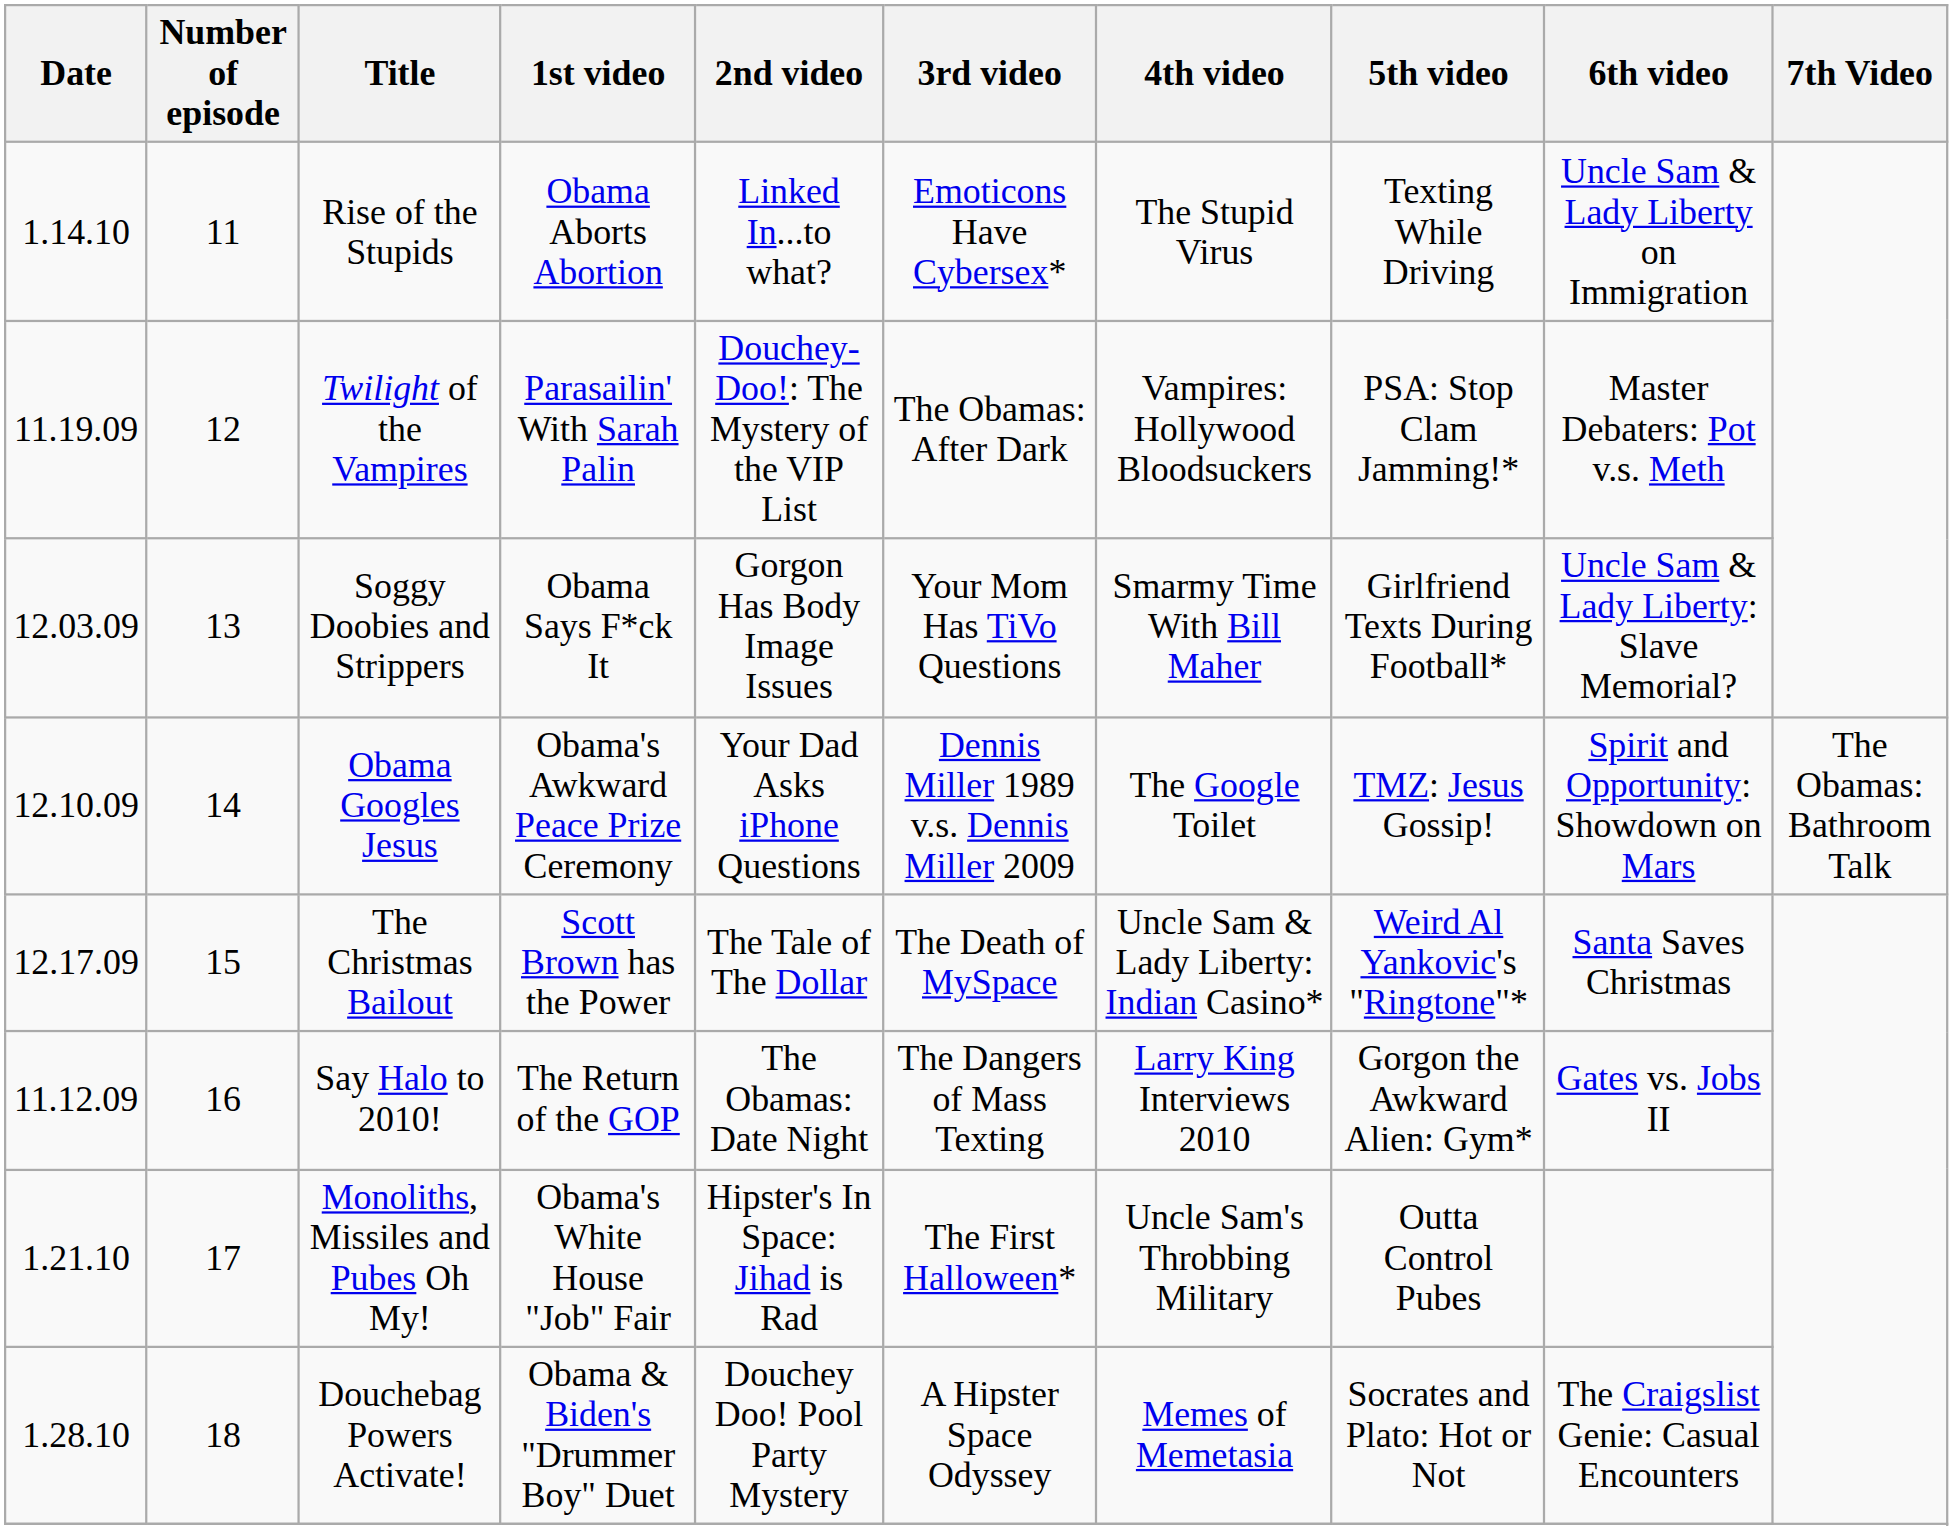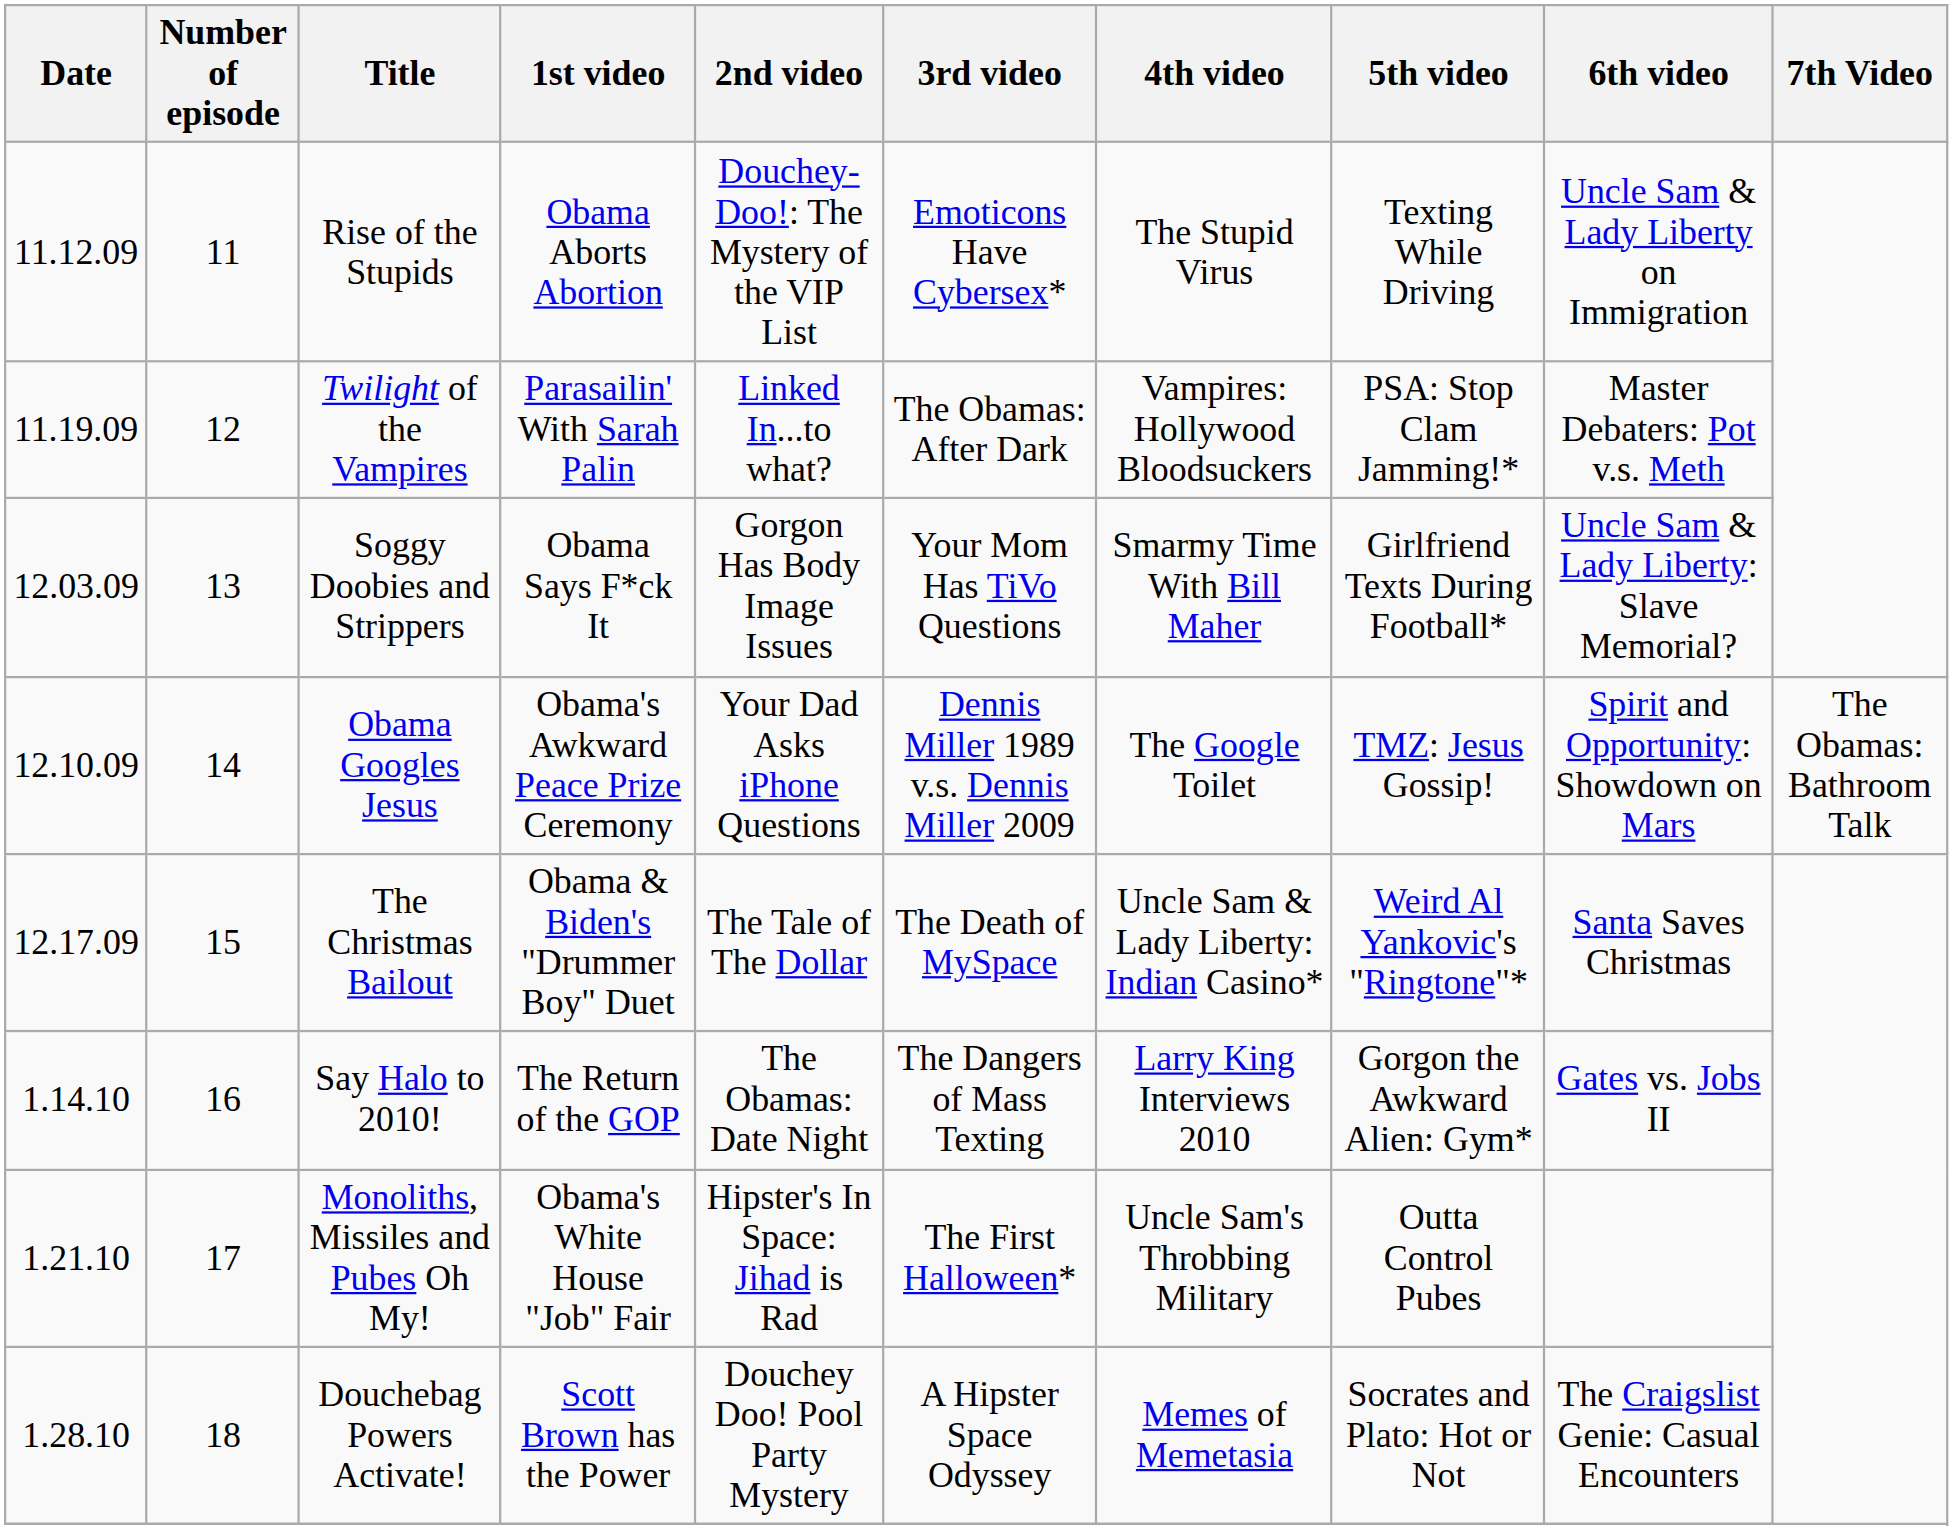(76, 230) 1.14.10 -> (76, 251) 11.12.09
(789, 230) Linked In...to what? -> (789, 251) Douchey-Doo!: The Mystery of the VIP List
(789, 428) Douchey-Doo!: The Mystery of the VIP List -> (789, 428) Linked In...to what?
(598, 962) Scott Brown has the Power -> (598, 942) Obama & Biden's "Drummer Boy" Duet
(76, 1099) 11.12.09 -> (76, 1099) 1.14.10
(598, 1435) Obama & Biden's "Drummer Boy" Duet -> (598, 1435) Scott Brown has the Power
